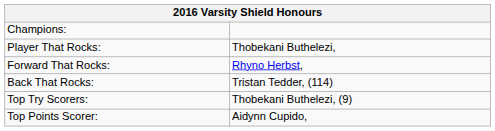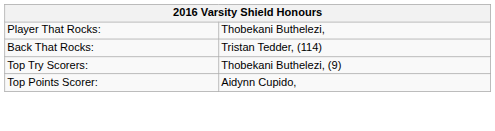- row: (37, 30)
- row: (59, 65)
